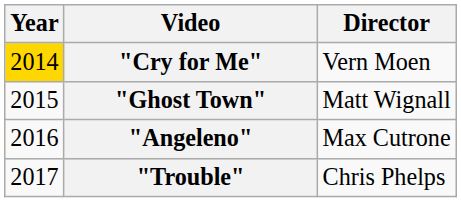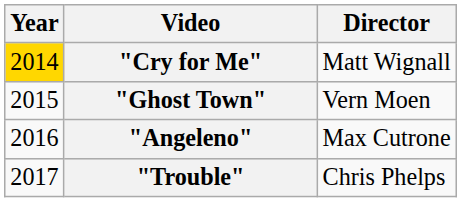(377, 61) Vern Moen -> (387, 61) Matt Wignall
(387, 100) Matt Wignall -> (377, 100) Vern Moen
